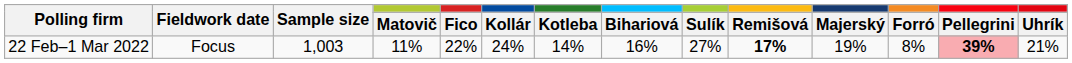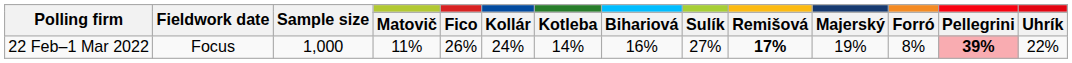(323, 47) 1,003 -> (323, 47) 1,000
(461, 47) 22% -> (461, 47) 26%
(1043, 47) 21% -> (1043, 47) 22%
